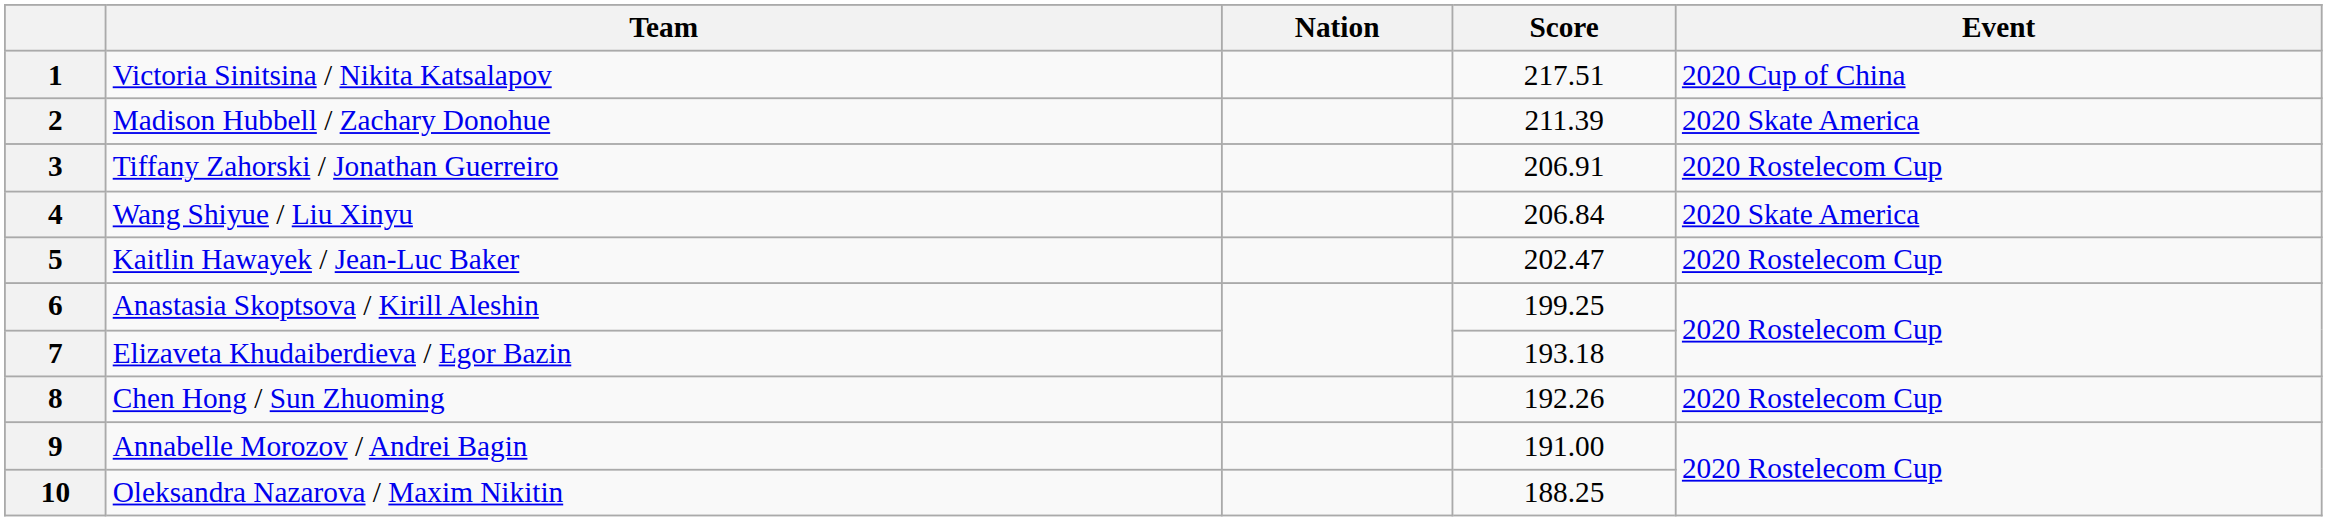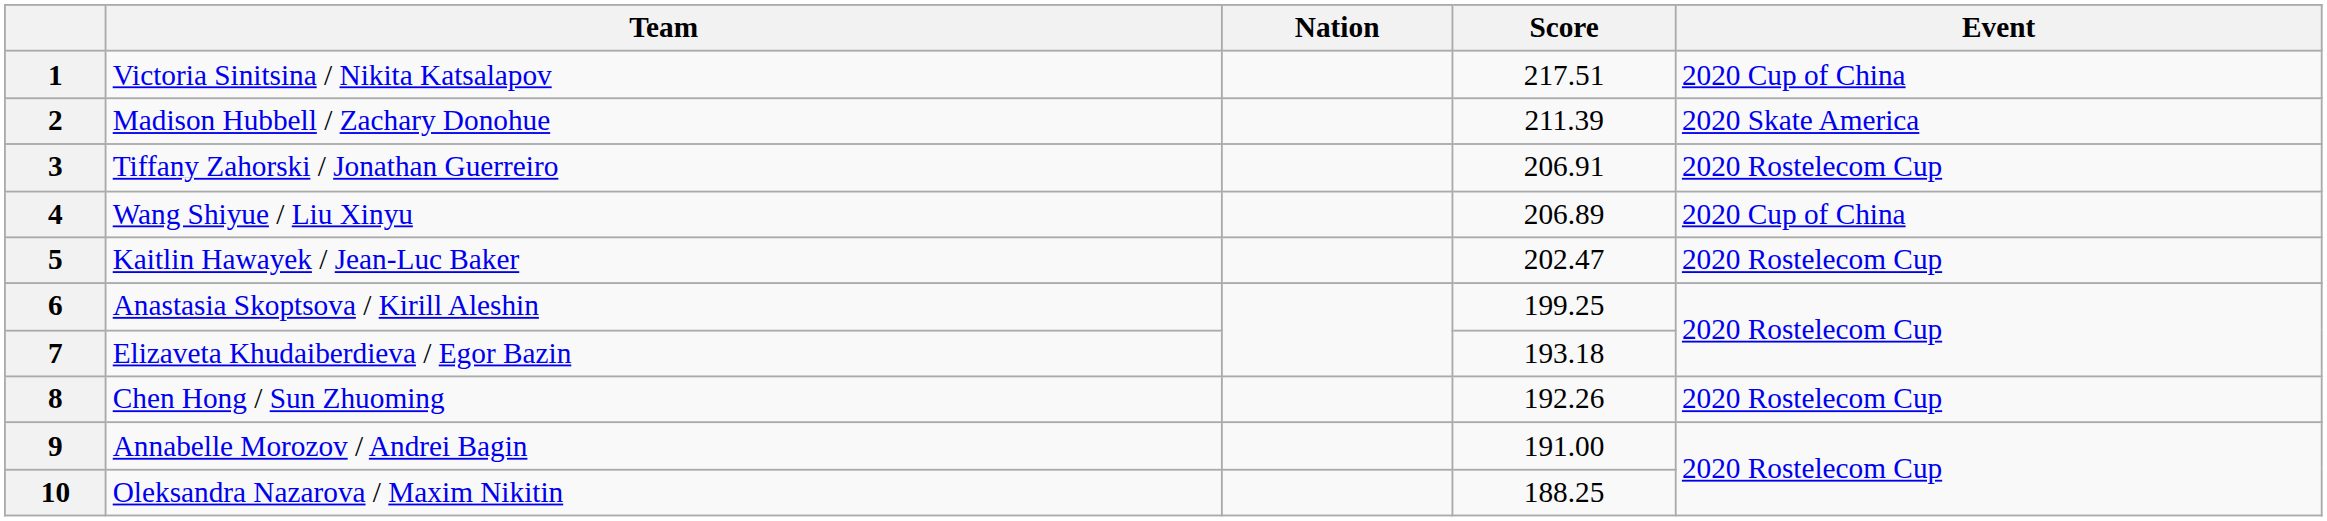(1564, 213) 206.84 -> (1564, 213) 206.89
(1801, 213) 2020 Skate America -> (1794, 213) 2020 Cup of China
